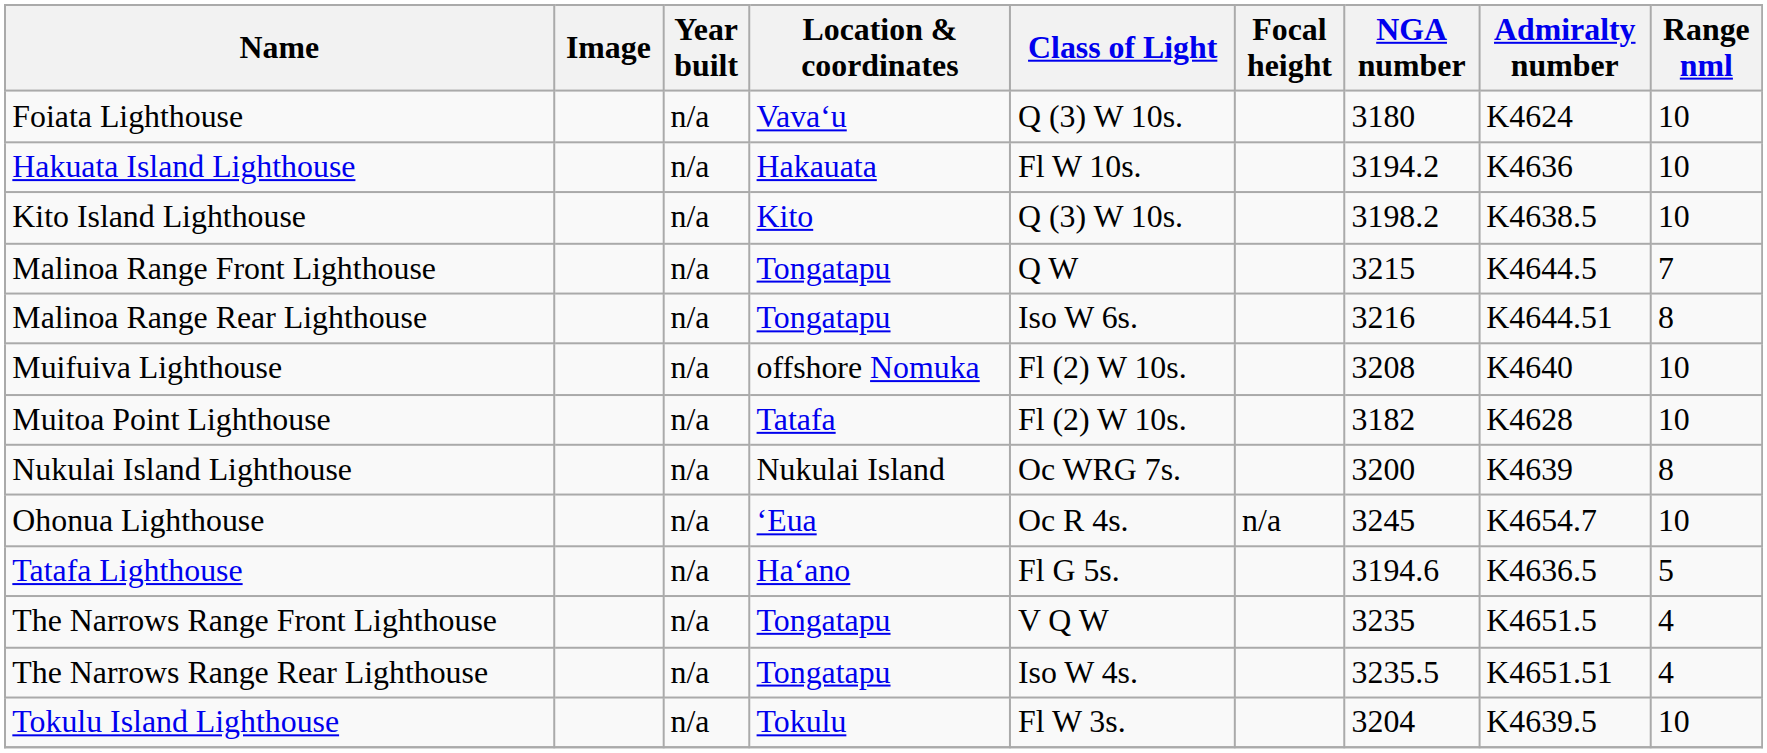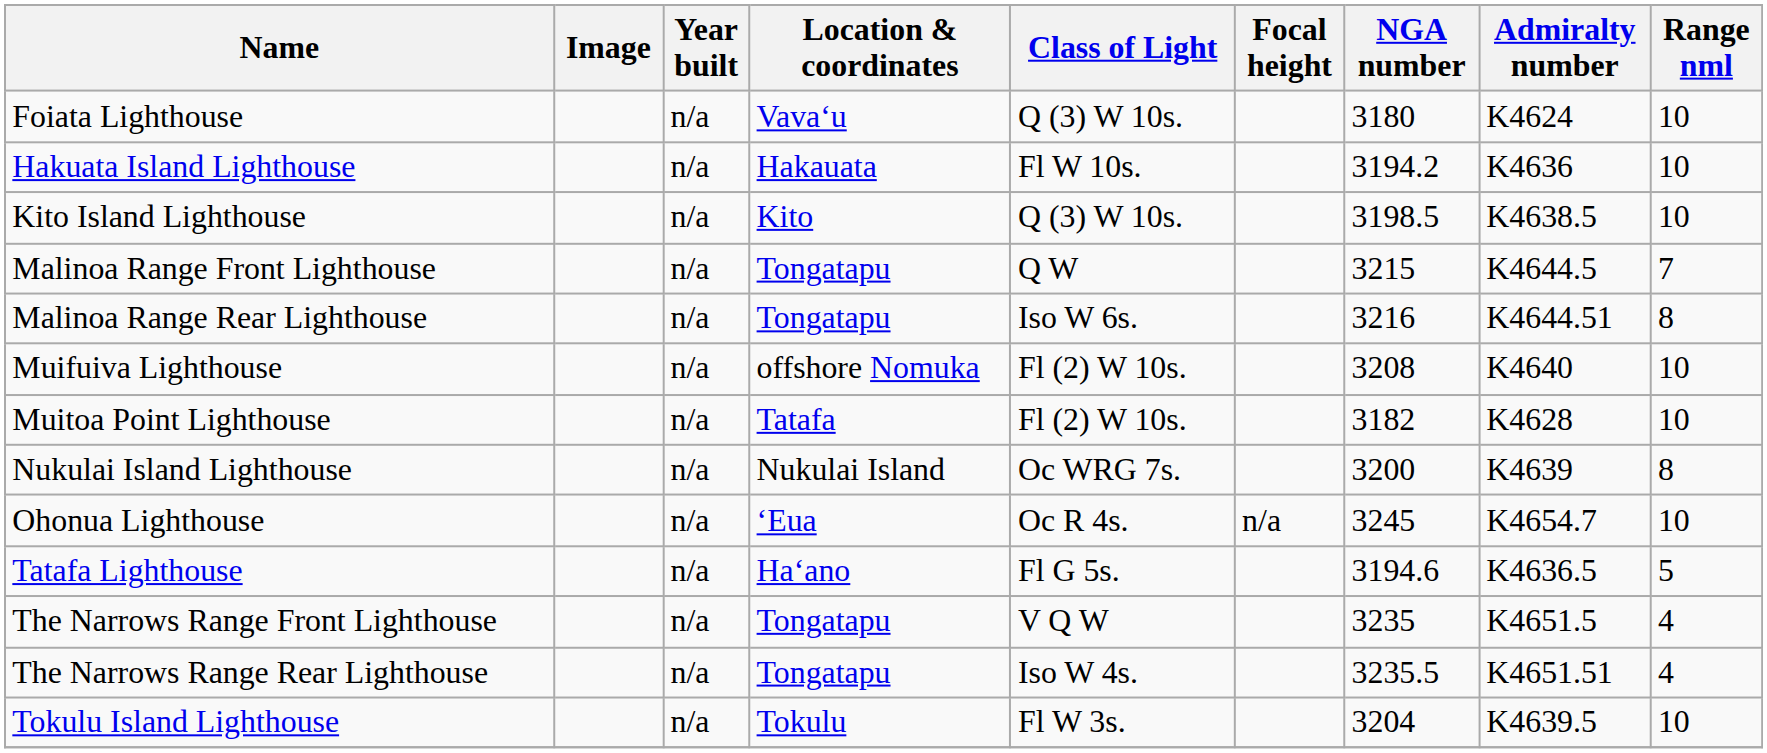(1395, 217) 3198.2 -> (1395, 217) 3198.5
